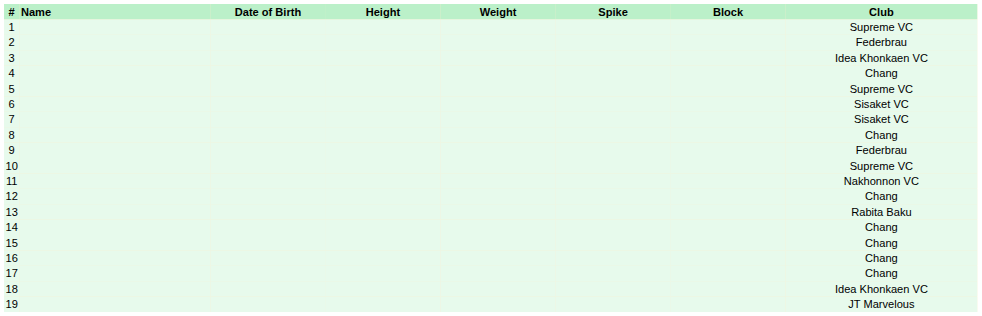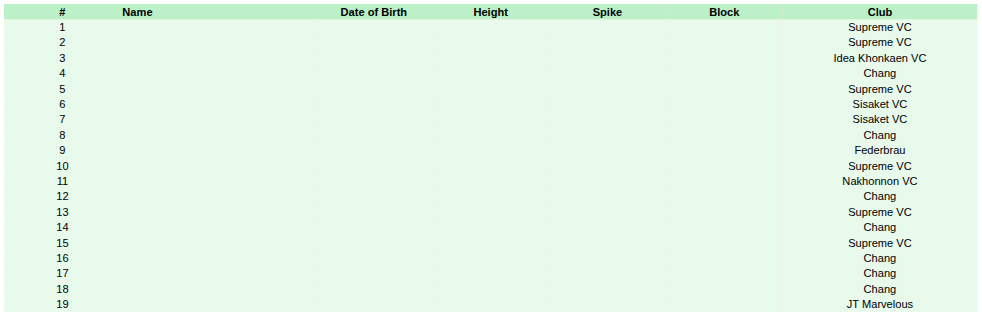- column: (498, 12)
(881, 42) Federbrau -> (880, 42) Supreme VC
(881, 212) Rabita Baku -> (880, 212) Supreme VC
(881, 243) Chang -> (880, 243) Supreme VC
(881, 289) Idea Khonkaen VC -> (880, 289) Chang
